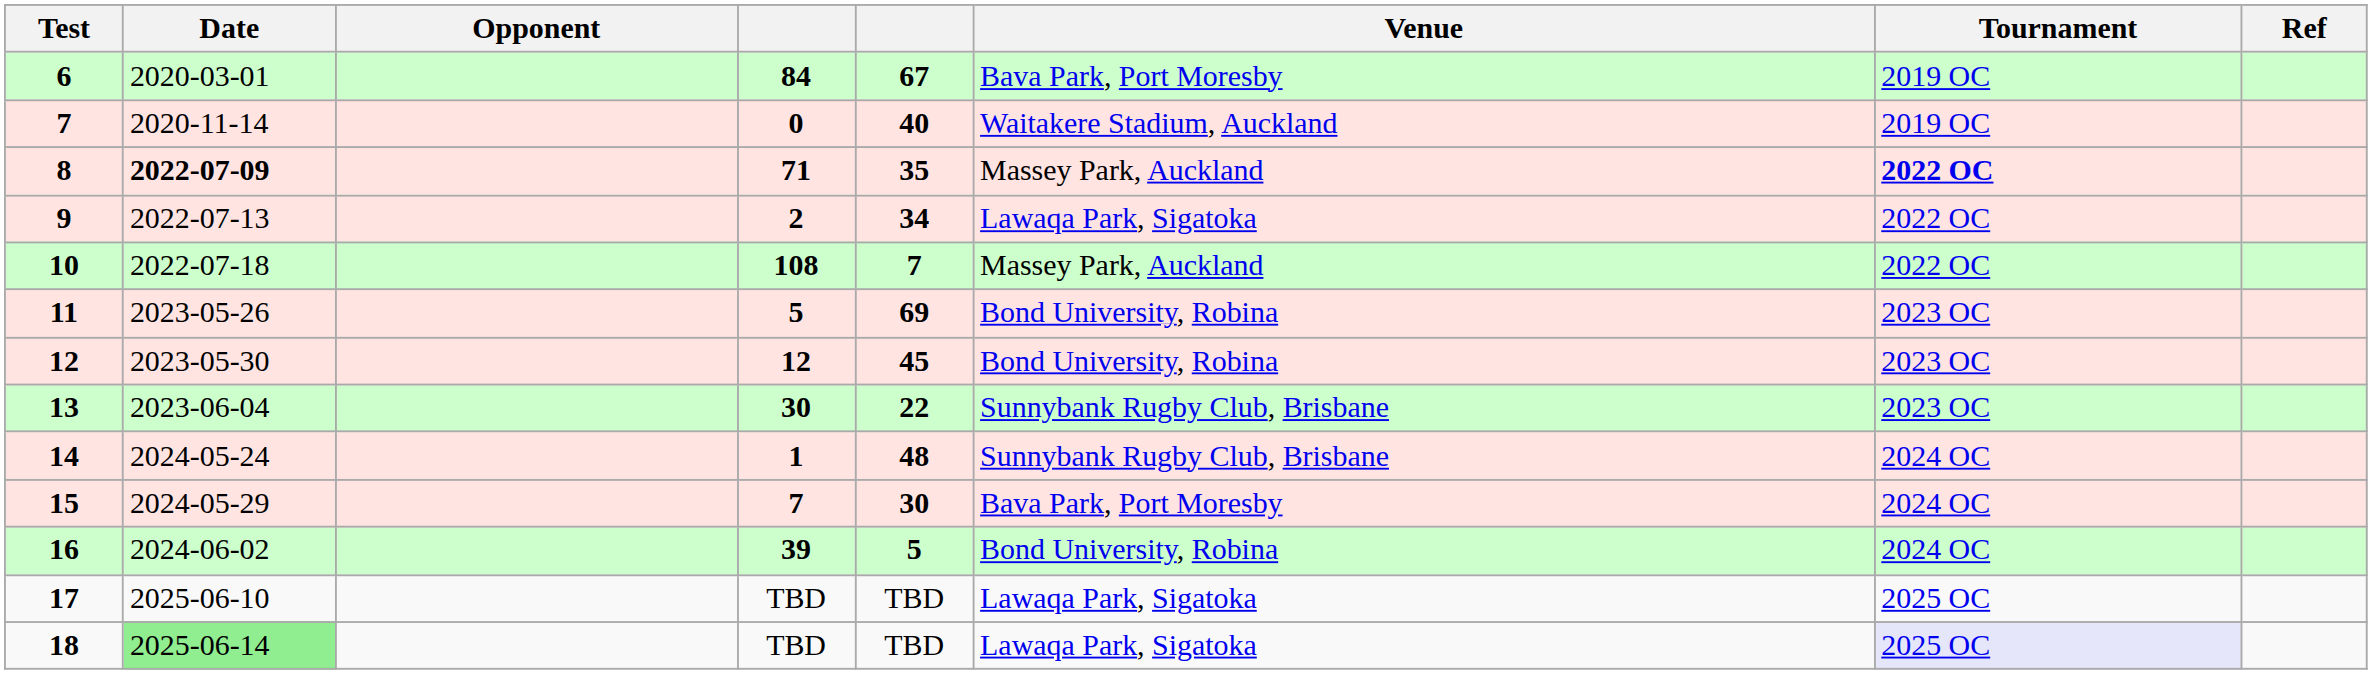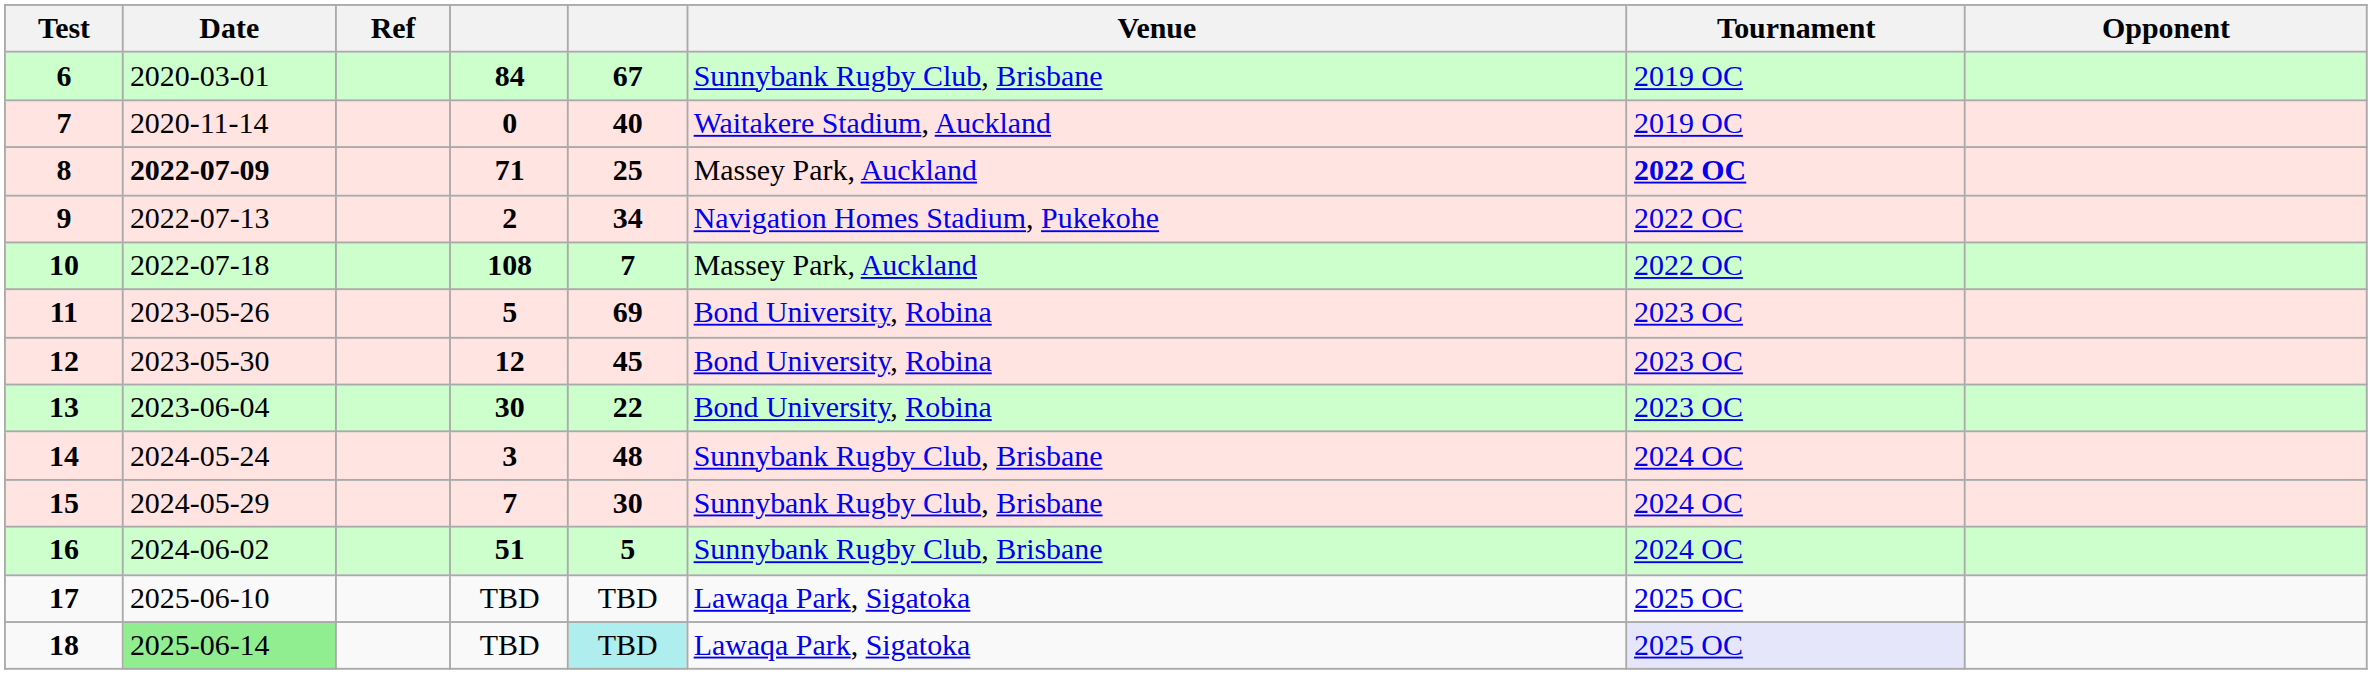columns swapped: (536, 28) <-> (2304, 28)
(1131, 75) Bava Park, Port Moresby -> (898, 75) Sunnybank Rugby Club, Brisbane
(914, 170) 35 -> (628, 170) 25
(1118, 218) Lawaqa Park, Sigatoka -> (926, 218) Navigation Homes Stadium, Pukekohe
(1185, 407) Sunnybank Rugby Club, Brisbane -> (843, 407) Bond University, Robina
(796, 455) 1 -> (510, 455) 3
(1131, 502) Bava Park, Port Moresby -> (898, 502) Sunnybank Rugby Club, Brisbane
(796, 550) 39 -> (510, 550) 51
(1129, 550) Bond University, Robina -> (898, 550) Sunnybank Rugby Club, Brisbane
(914, 645) no background -> (628, 645) paleturquoise background
